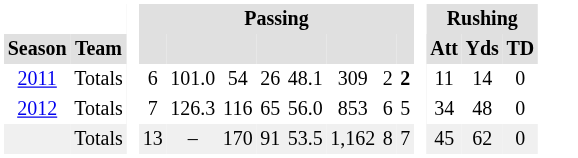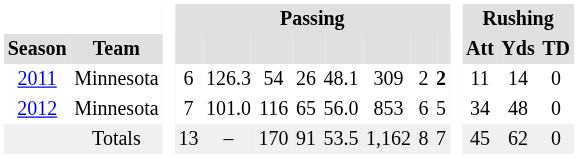(98, 78) Totals -> (116, 78) Minnesota
(193, 78) 101.0 -> (229, 78) 126.3
(98, 108) Totals -> (116, 108) Minnesota
(193, 108) 126.3 -> (229, 108) 101.0
